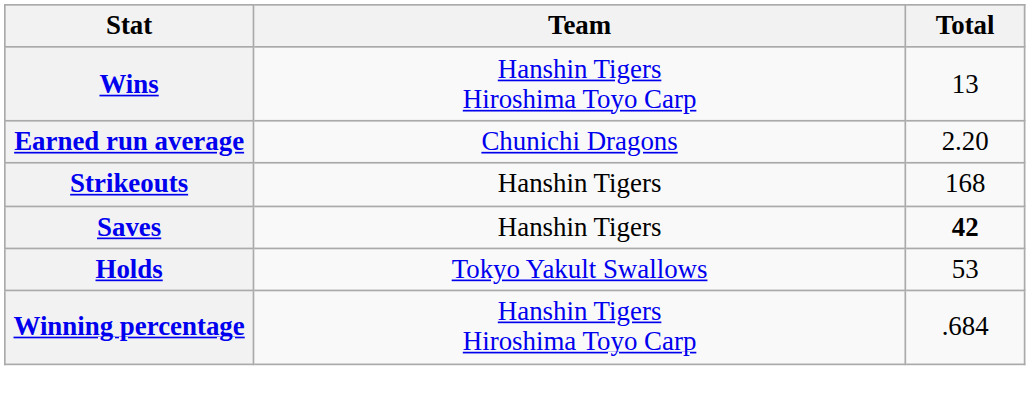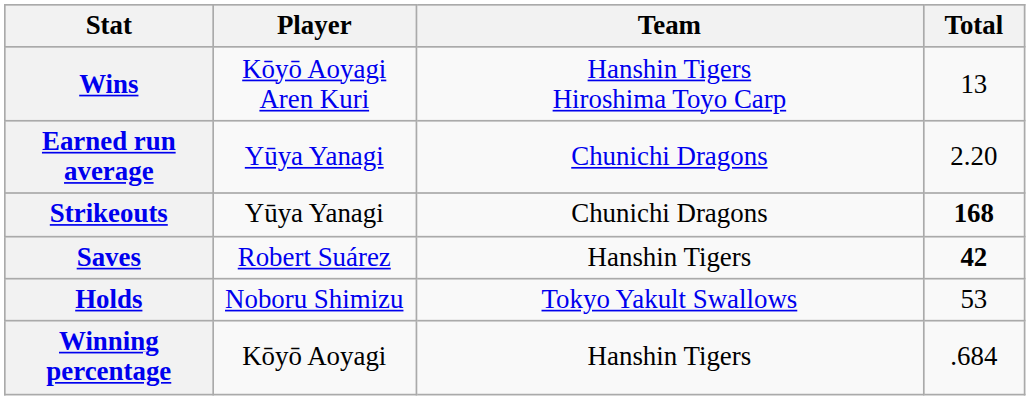+ column: (314, 25)
(580, 183) Hanshin Tigers -> (669, 214) Chunichi Dragons
(965, 183) normal -> (974, 214) bold
(580, 326) Hanshin Tigers Hiroshima Toyo Carp -> (669, 357) Hanshin Tigers
